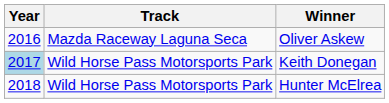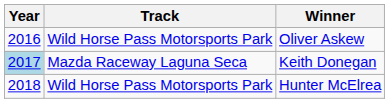(147, 39) Mazda Raceway Laguna Seca -> (160, 39) Wild Horse Pass Motorsports Park
(160, 62) Wild Horse Pass Motorsports Park -> (147, 62) Mazda Raceway Laguna Seca
